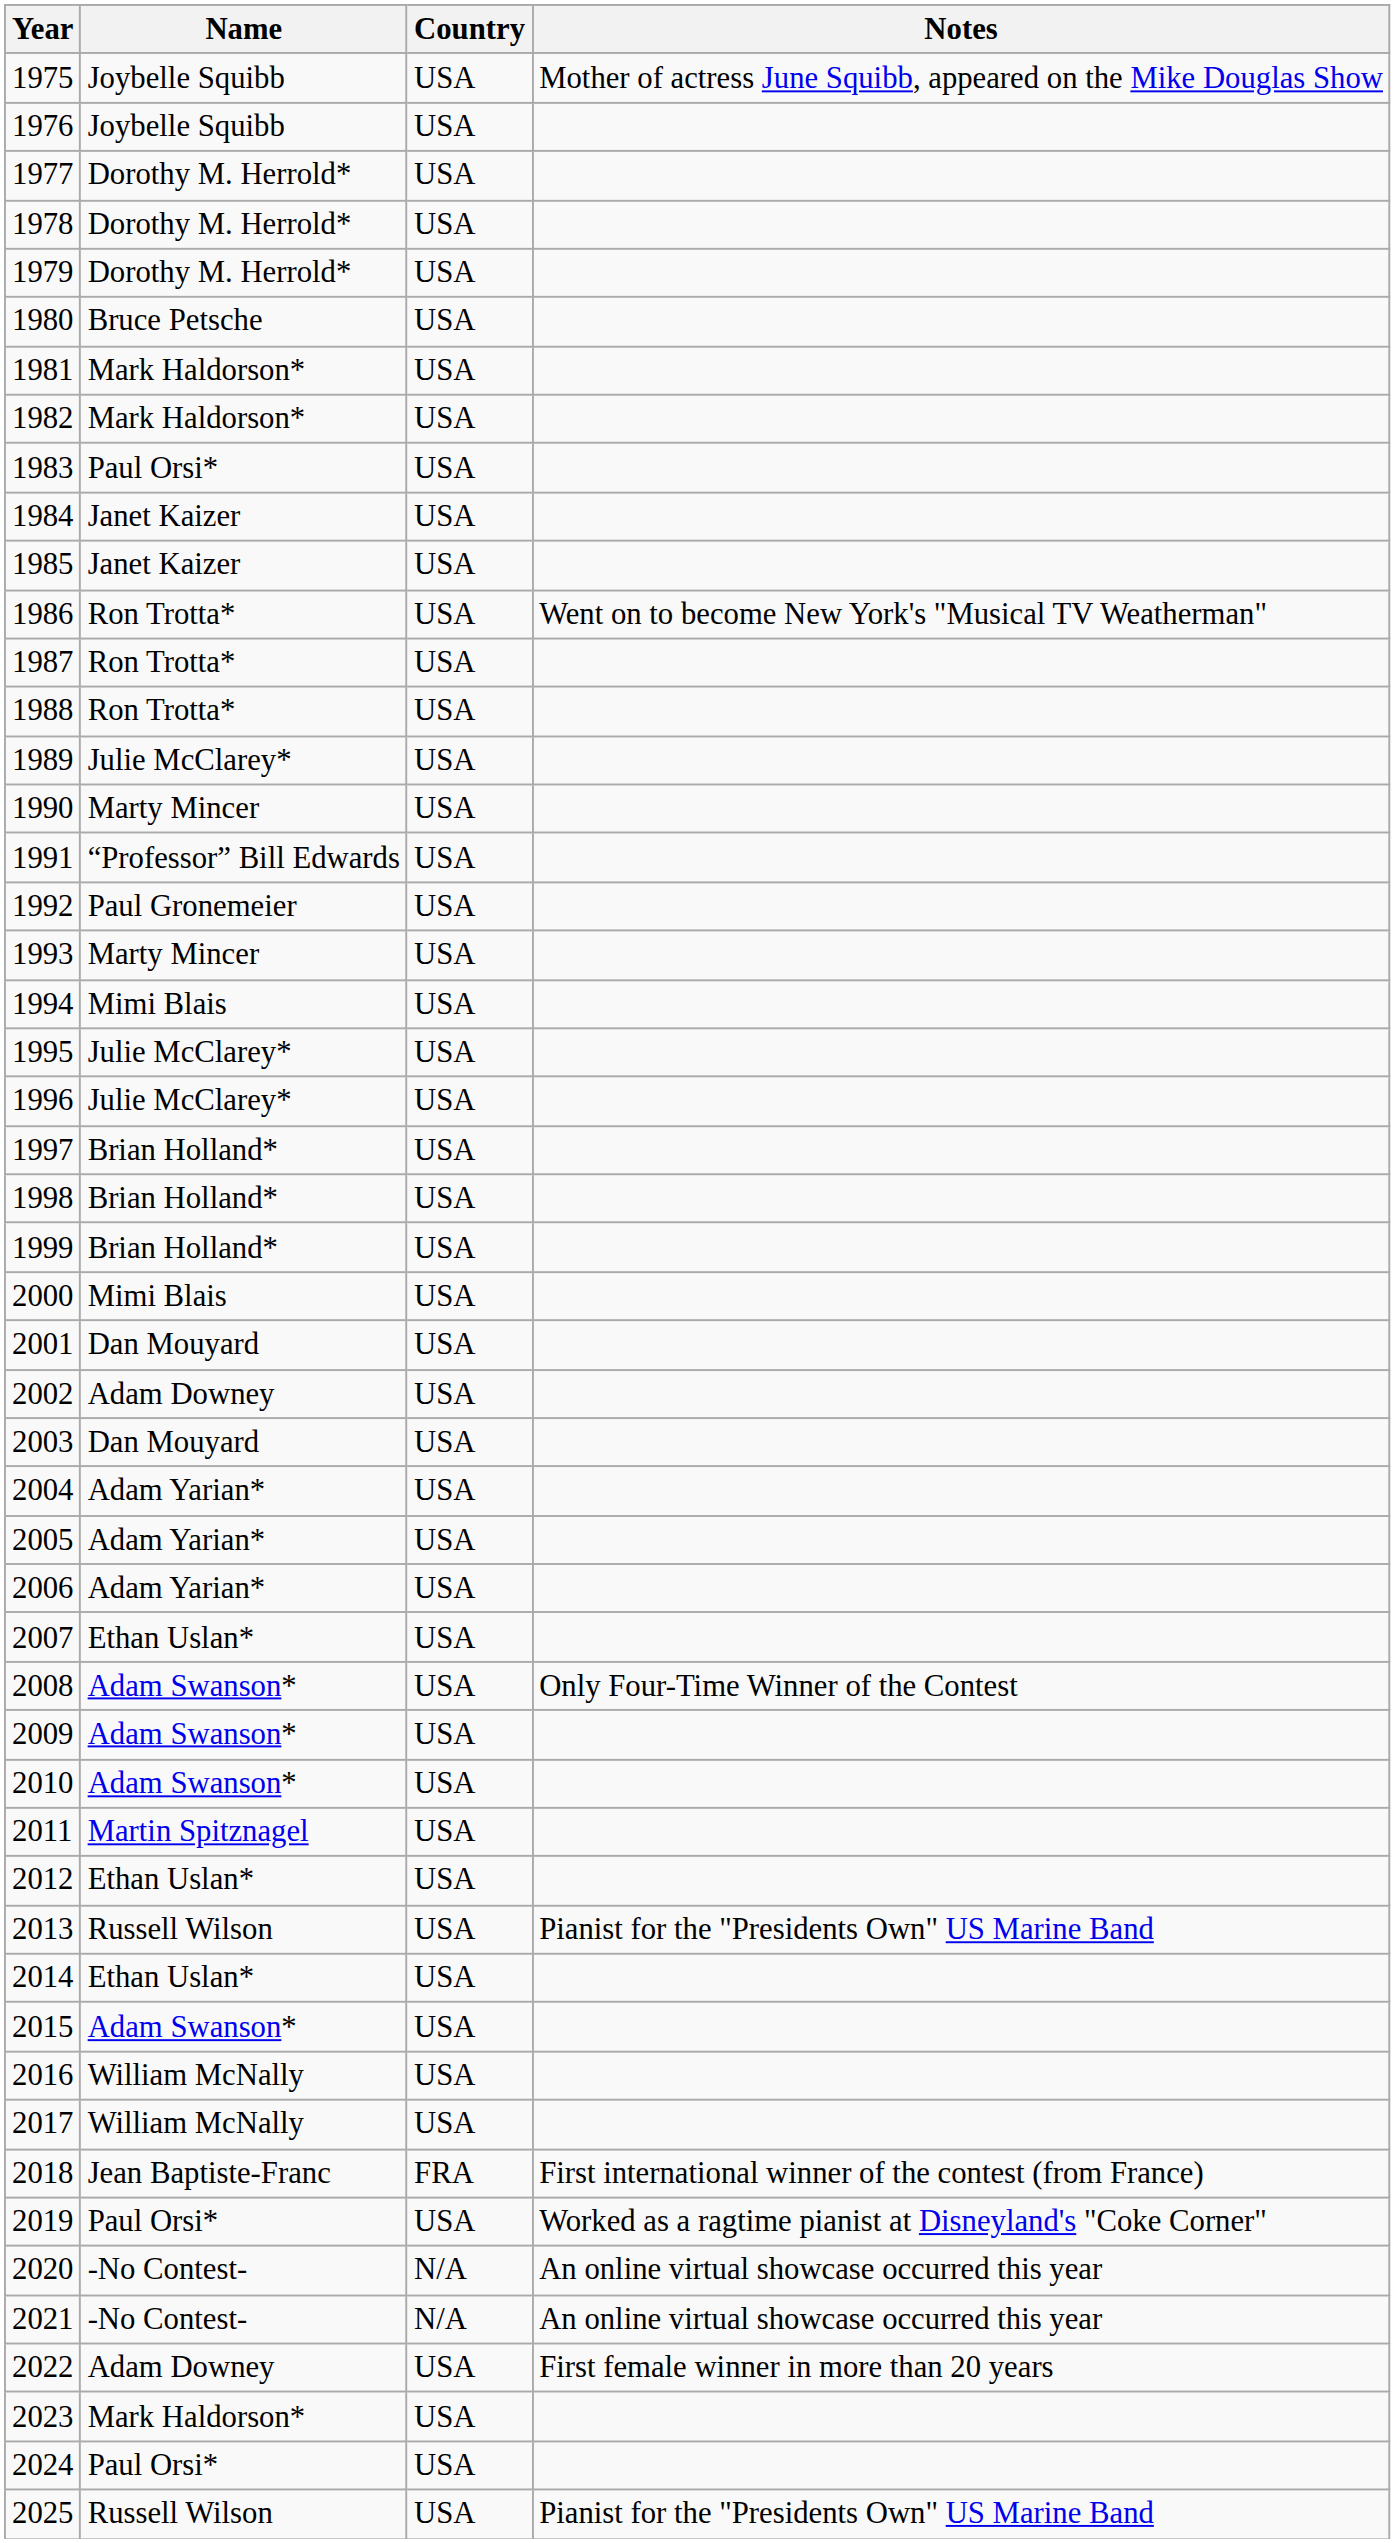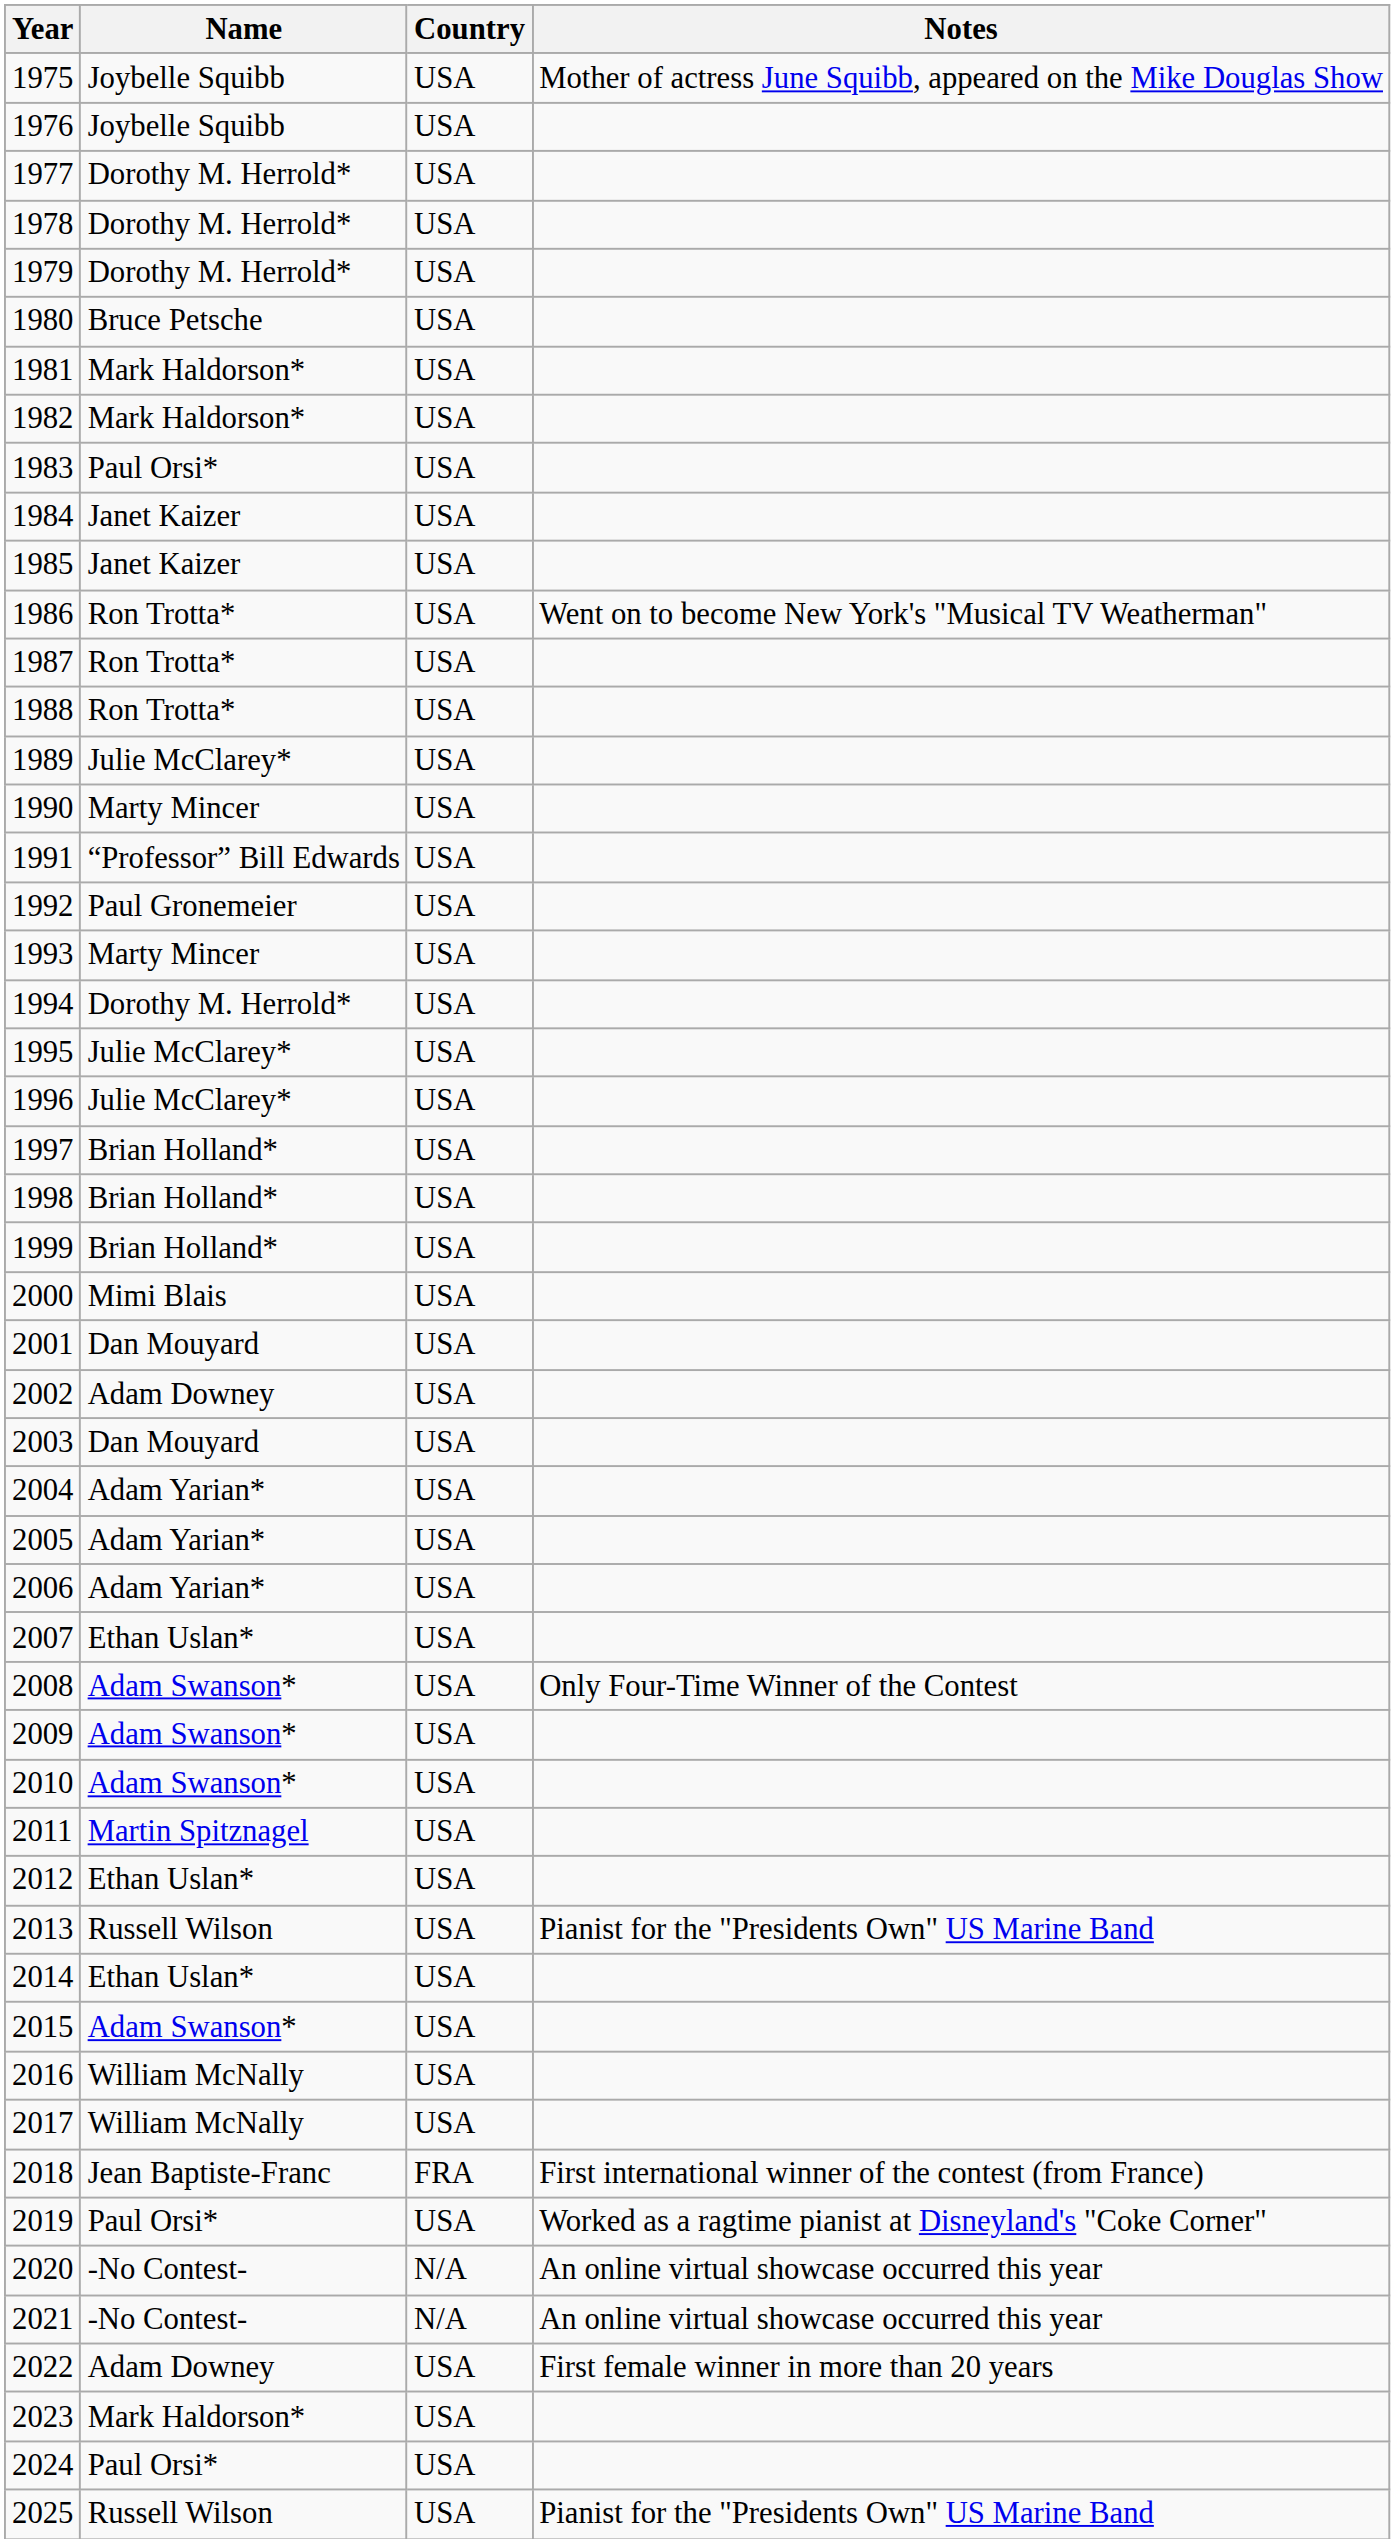(157, 1003) Mimi Blais -> (219, 1003) Dorothy M. Herrold*
